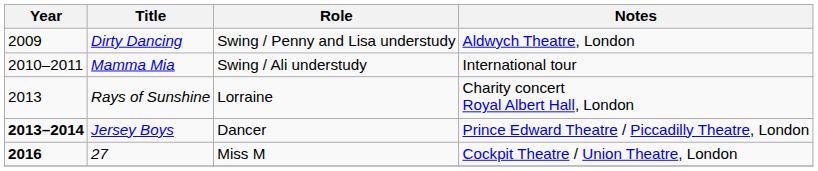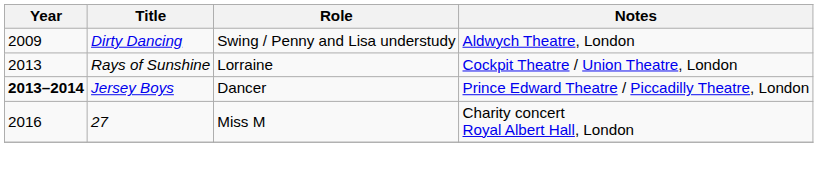- row: (133, 64)
(548, 97) Charity concert Royal Albert Hall, London -> (600, 64) Cockpit Theatre / Union Theatre, London
(25, 154) bold -> (25, 121) normal
(600, 154) Cockpit Theatre / Union Theatre, London -> (548, 121) Charity concert Royal Albert Hall, London
